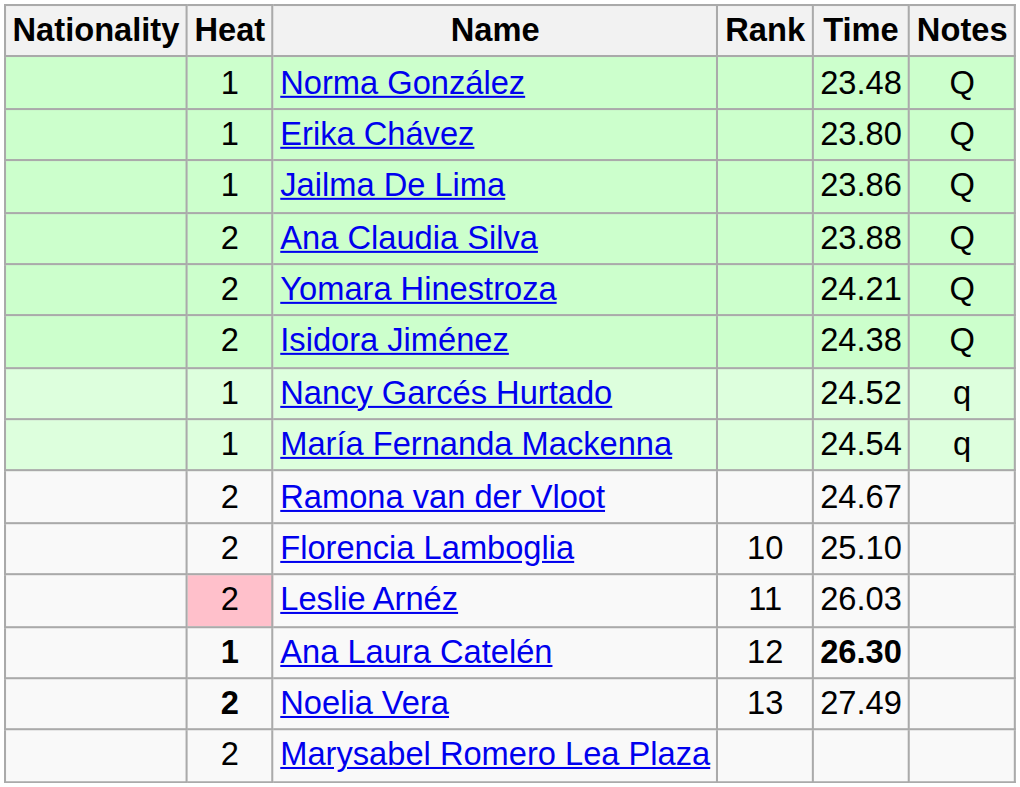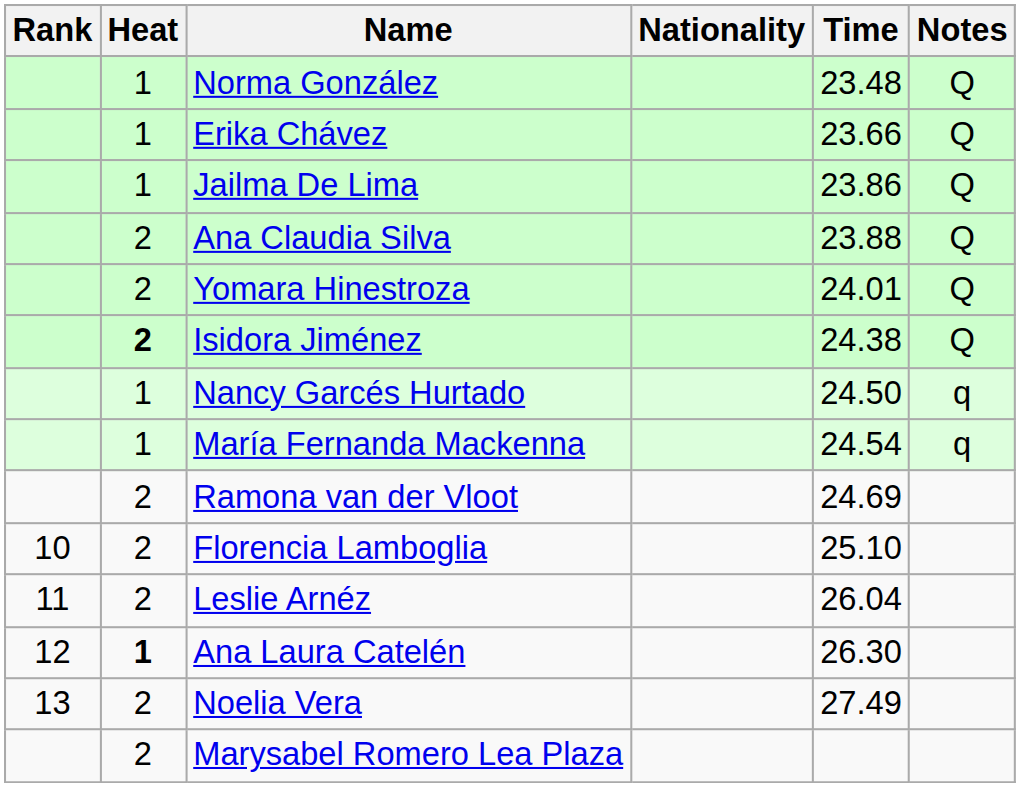columns swapped: (765, 30) <-> (96, 30)
(861, 133) 23.80 -> (861, 133) 23.66
(861, 289) 24.21 -> (861, 289) 24.01
(230, 340) normal -> (143, 340) bold
(861, 392) 24.52 -> (861, 392) 24.50
(861, 496) 24.67 -> (861, 496) 24.69
(230, 599) pink background -> (143, 599) no background
(861, 599) 26.03 -> (861, 599) 26.04
(861, 651) bold -> (861, 651) normal
(230, 703) bold -> (143, 703) normal
